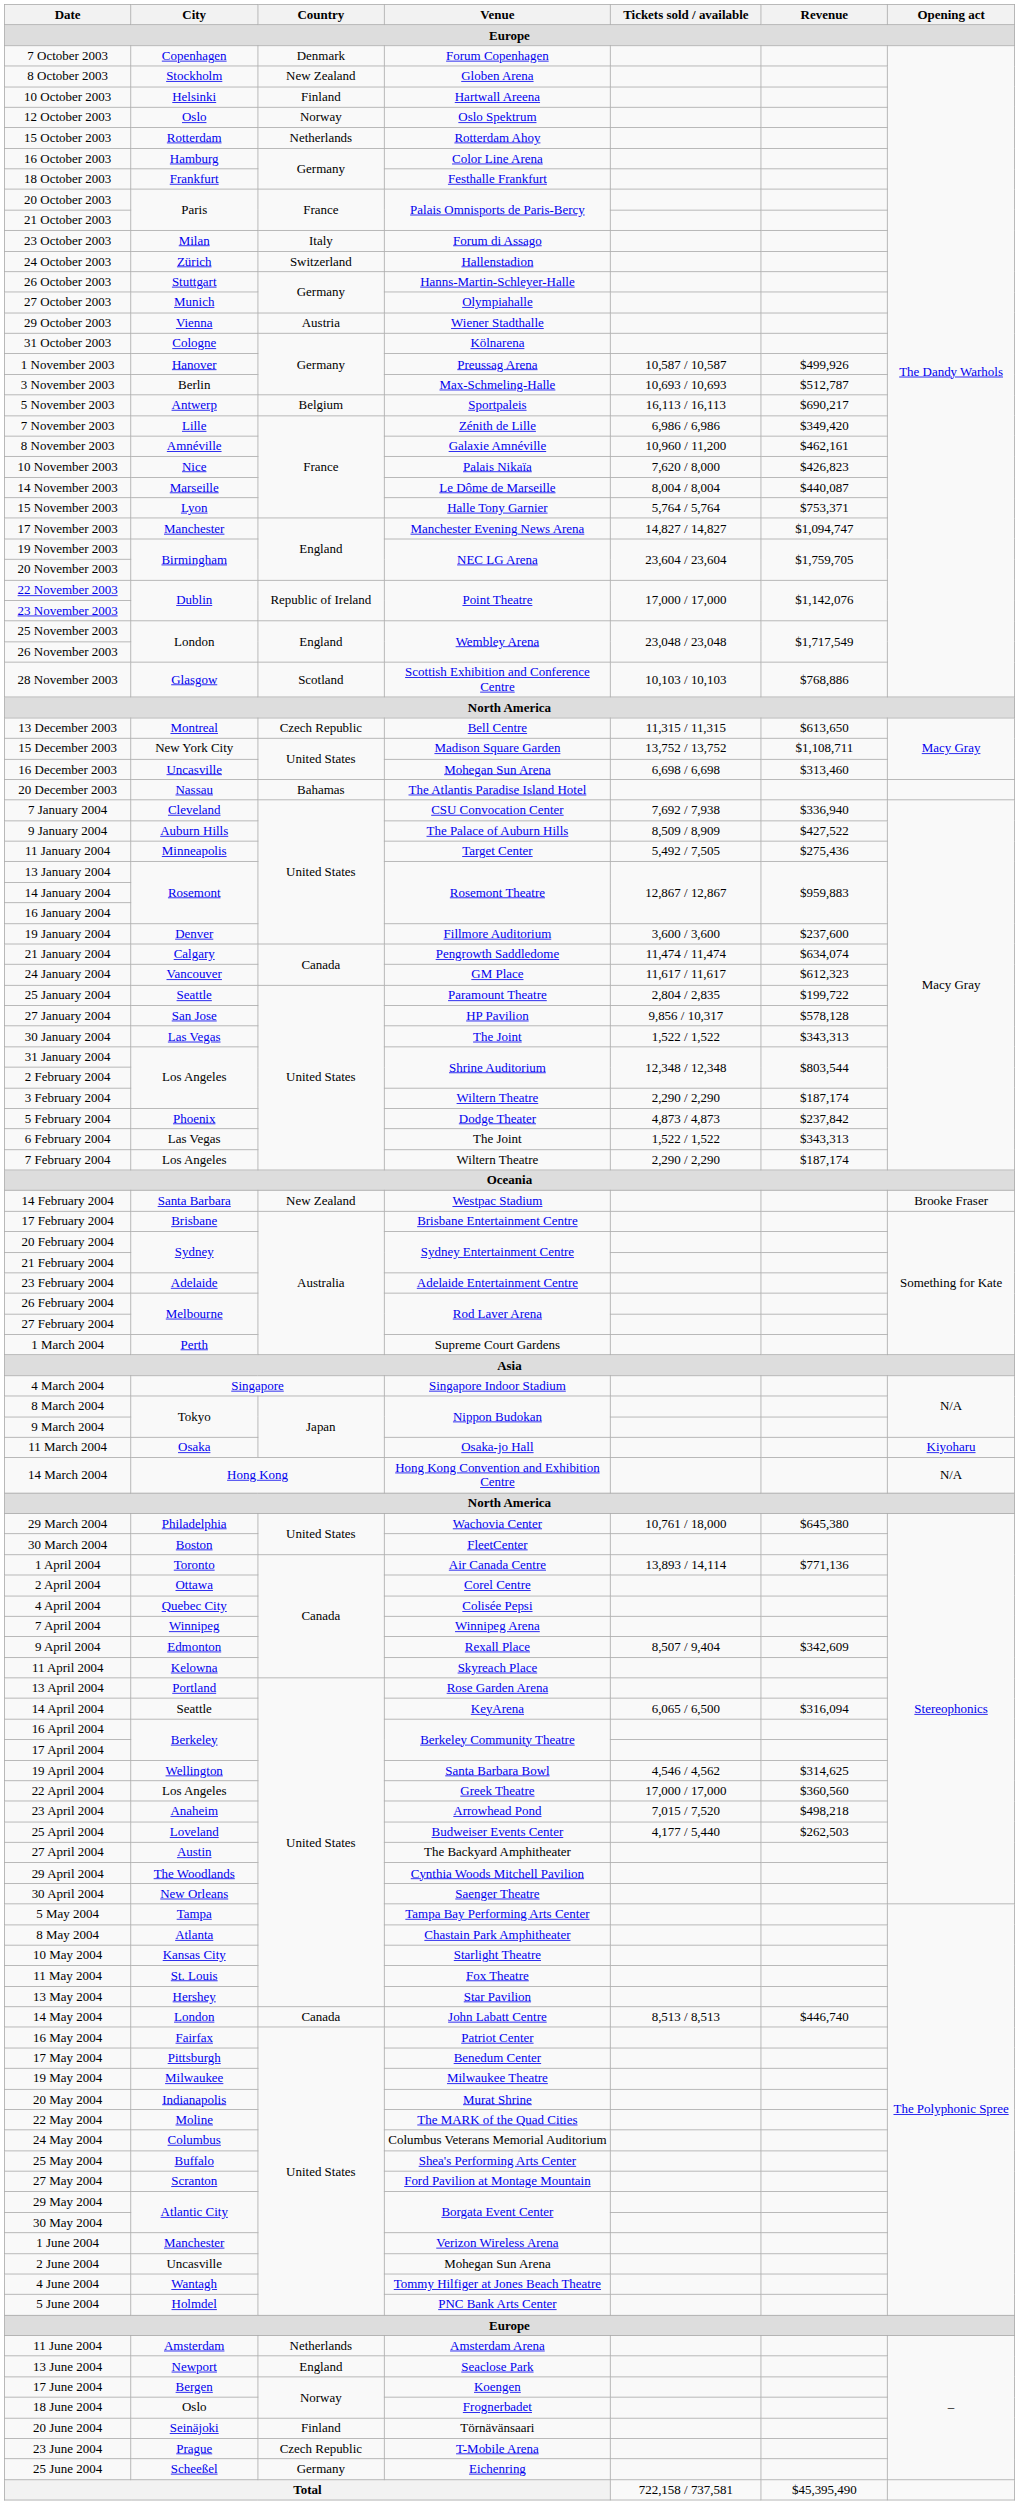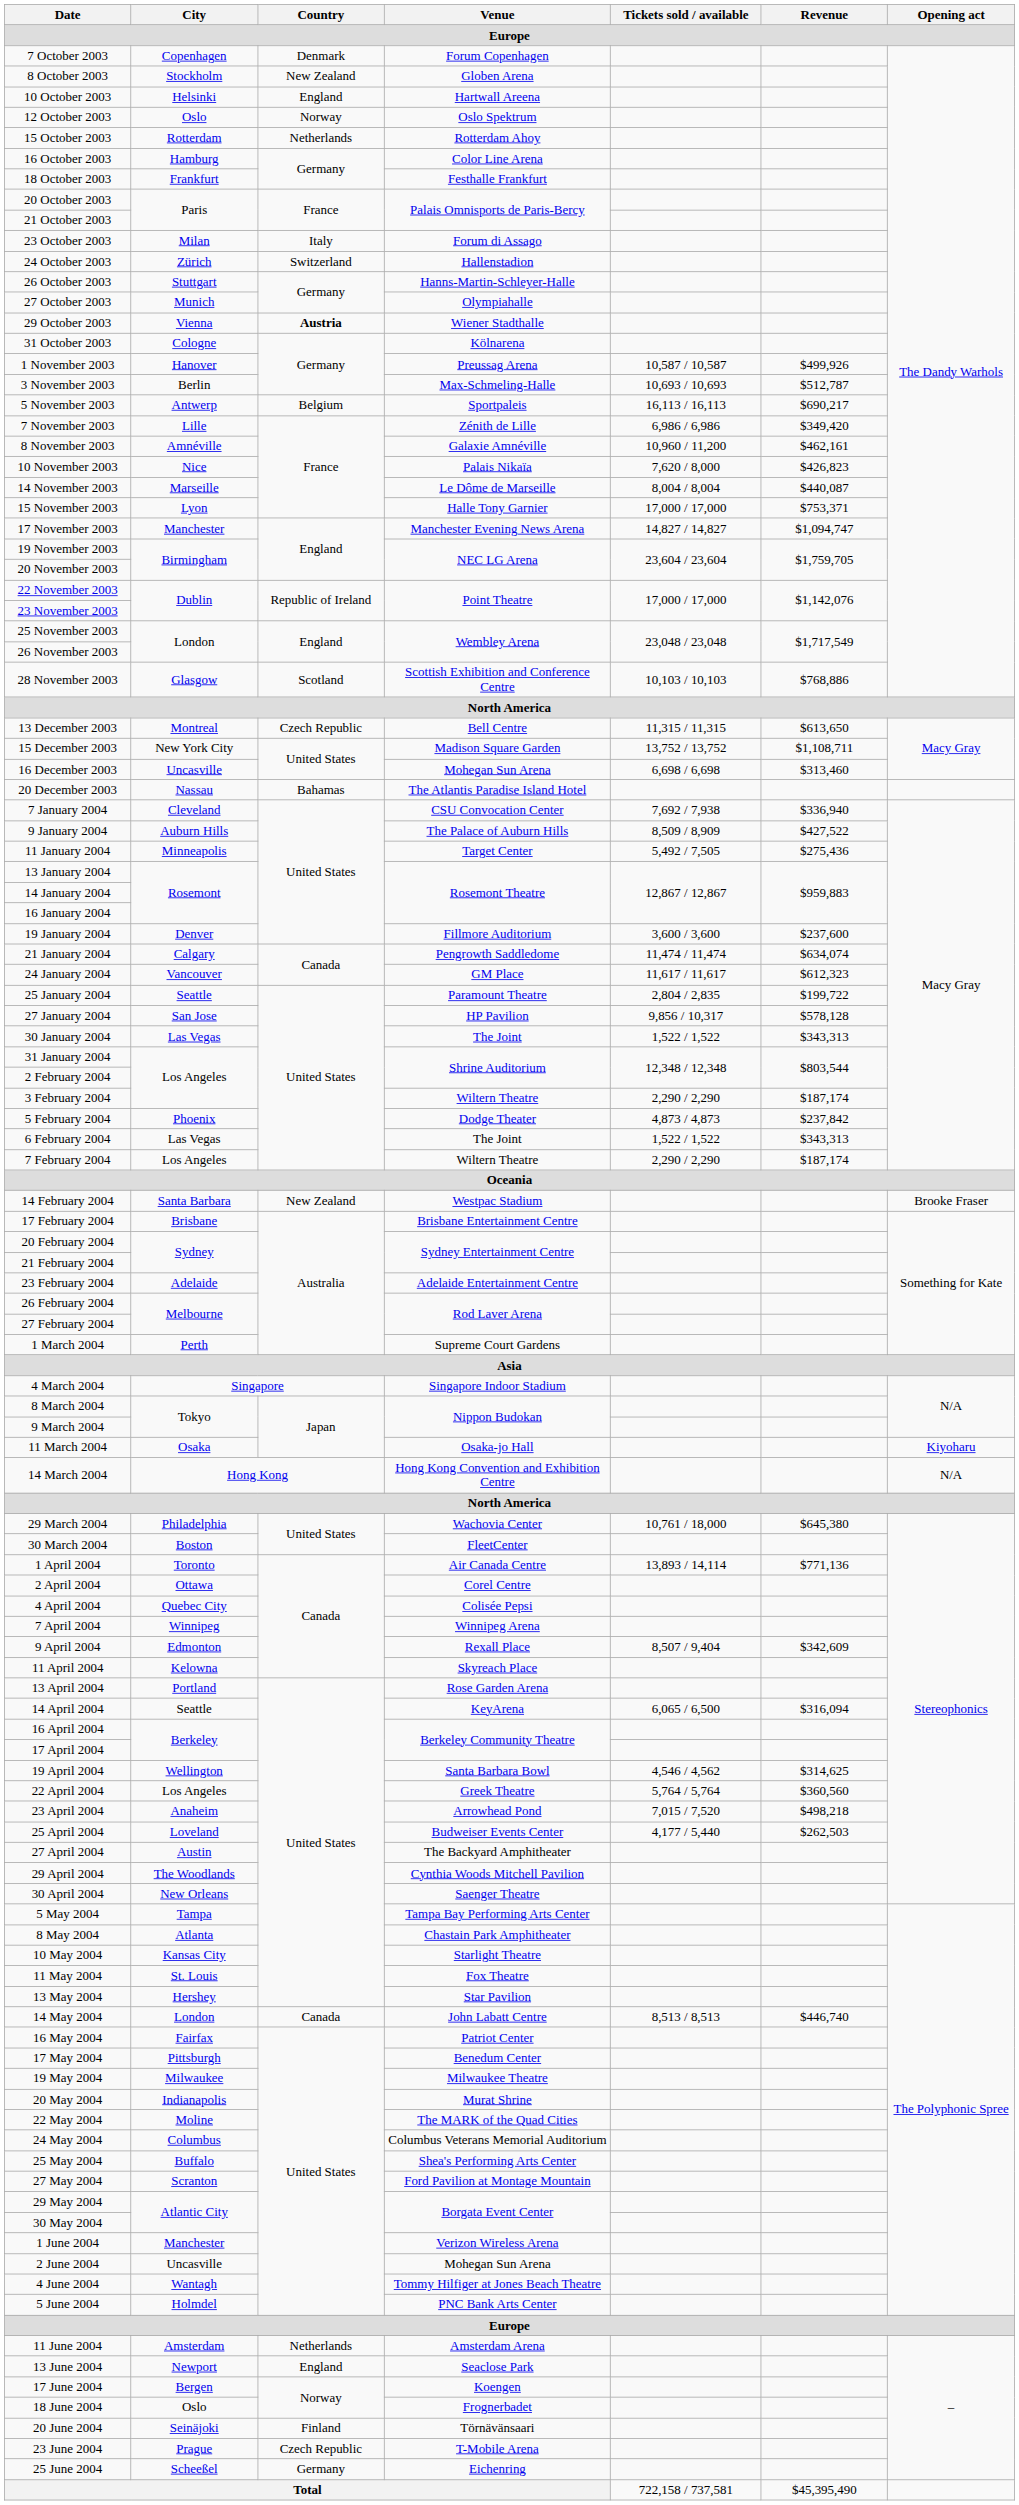(321, 96) Finland -> (321, 96) England
(321, 323) normal -> (321, 323) bold
(686, 508) 5,764 / 5,764 -> (686, 508) 17,000 / 17,000
(686, 1791) 17,000 / 17,000 -> (686, 1791) 5,764 / 5,764
